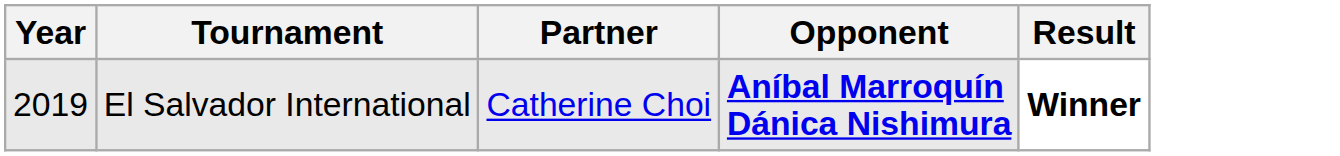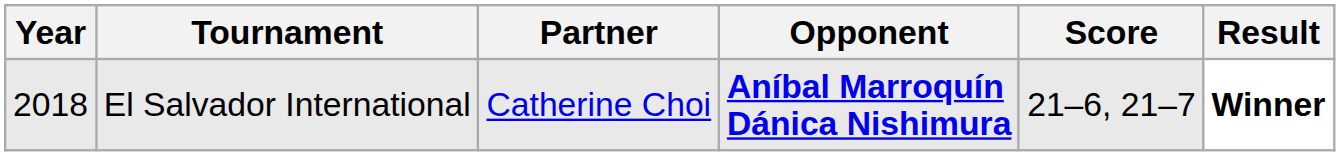+ column: (1111, 32)
(51, 104) 2019 -> (51, 104) 2018
